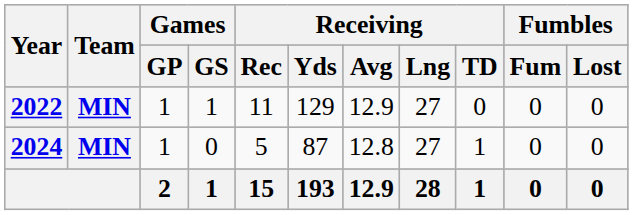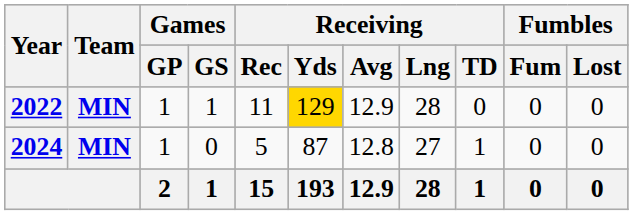(315, 106) no background -> (315, 106) gold background
(428, 106) 27 -> (428, 106) 28
